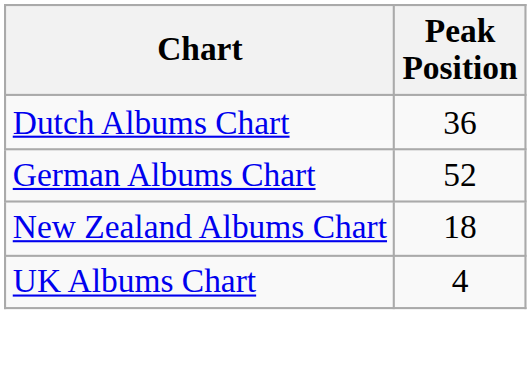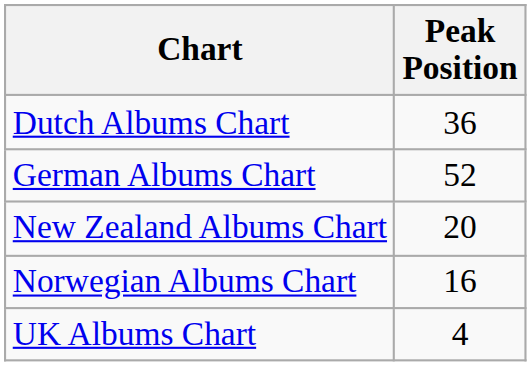(460, 227) 18 -> (460, 227) 20
+ row: (185, 280)
